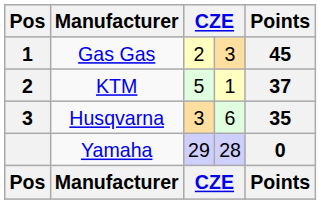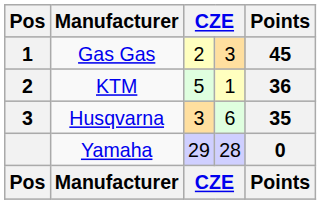(280, 85) 37 -> (280, 85) 36
